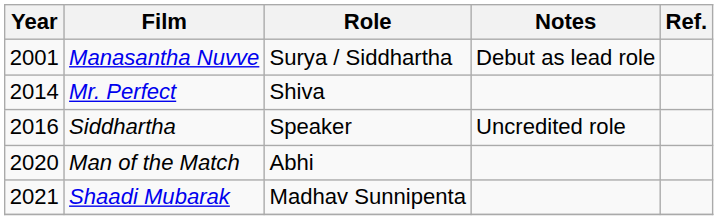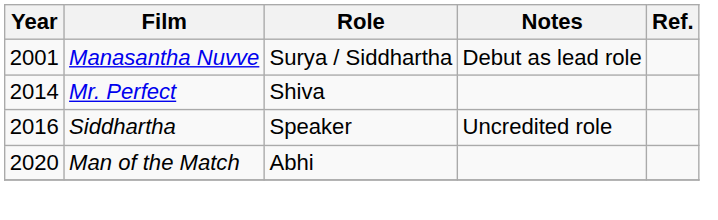- row: (149, 197)
